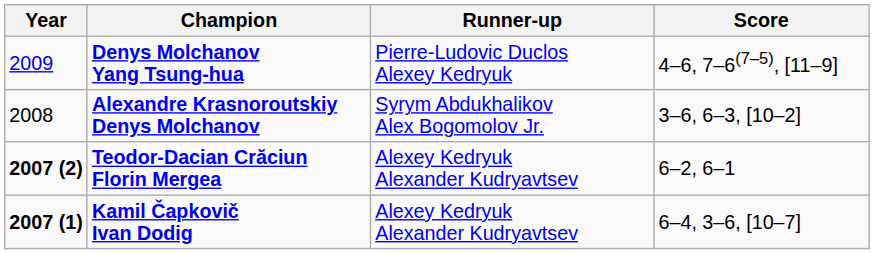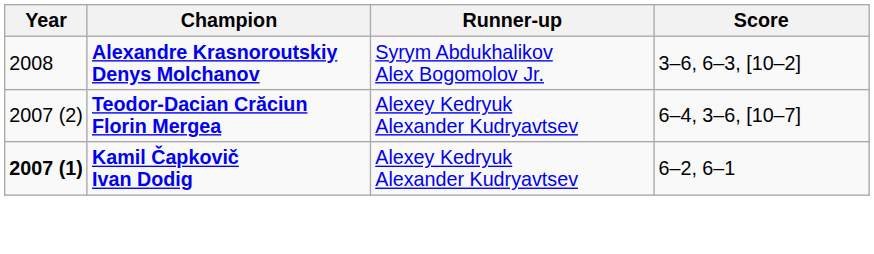- row: (176, 63)
(46, 169) bold -> (46, 116) normal
(697, 169) 6–2, 6–1 -> (730, 116) 6–4, 3–6, [10–7]
(730, 222) 6–4, 3–6, [10–7] -> (697, 169) 6–2, 6–1
